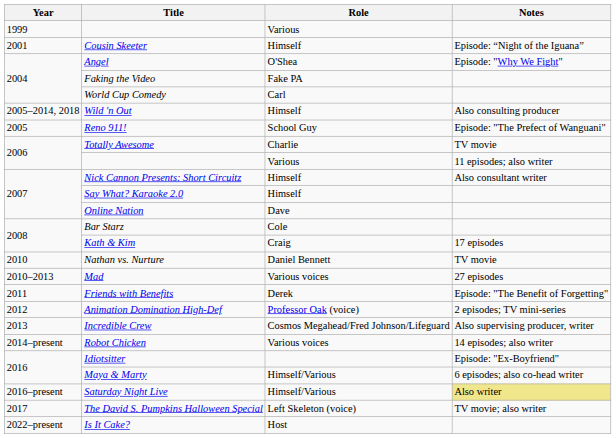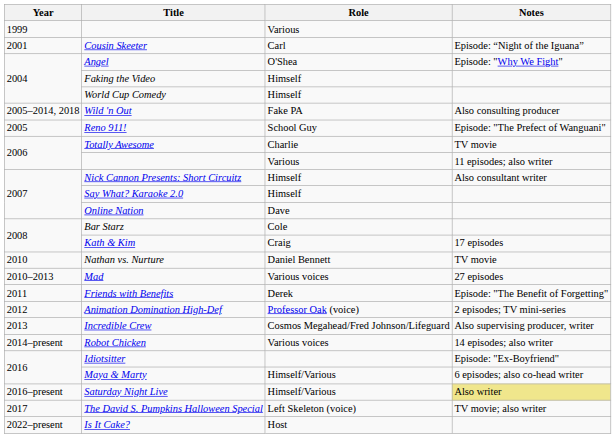(284, 45) Himself -> (277, 45) Carl
(285, 78) Fake PA -> (284, 78) Himself
(277, 95) Carl -> (284, 95) Himself
(284, 111) Himself -> (285, 111) Fake PA
